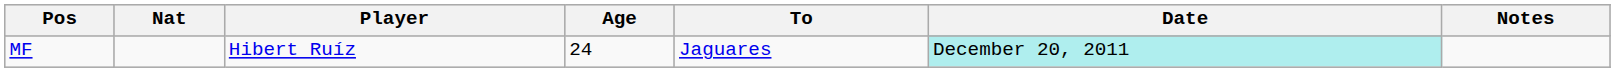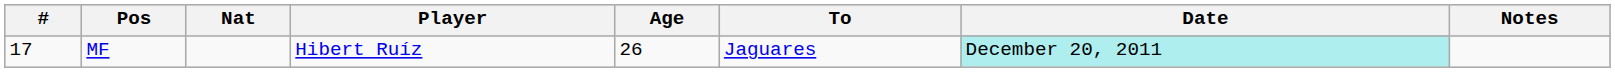+ column: (43, 21)
(581, 52) 24 -> (631, 52) 26
